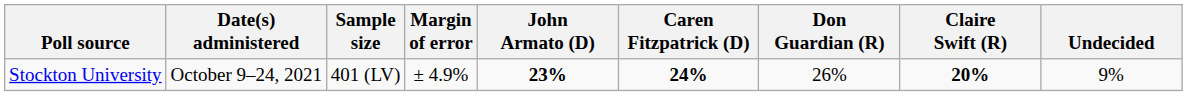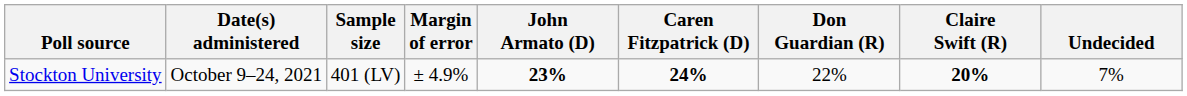(829, 74) 26% -> (829, 74) 22%
(1111, 74) 9% -> (1111, 74) 7%
